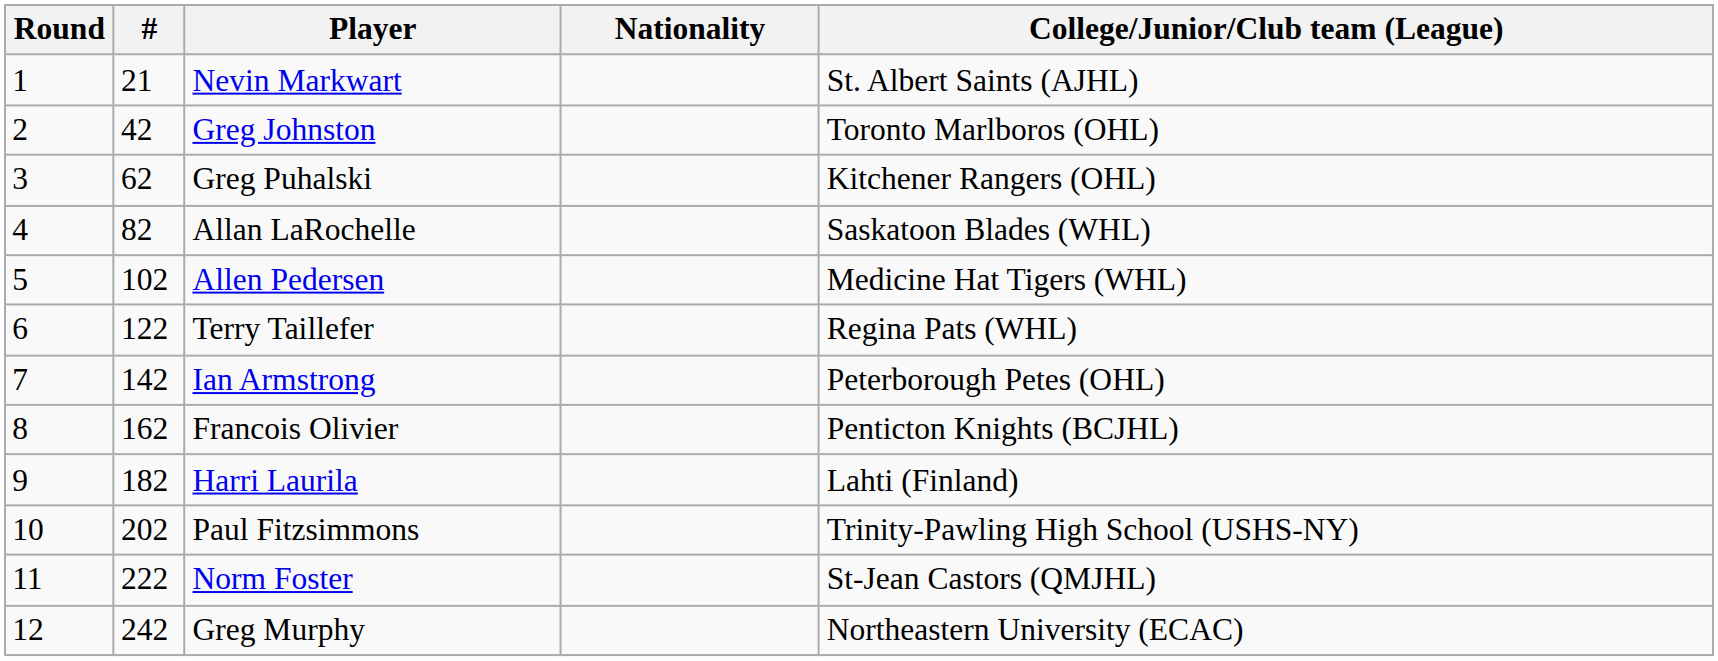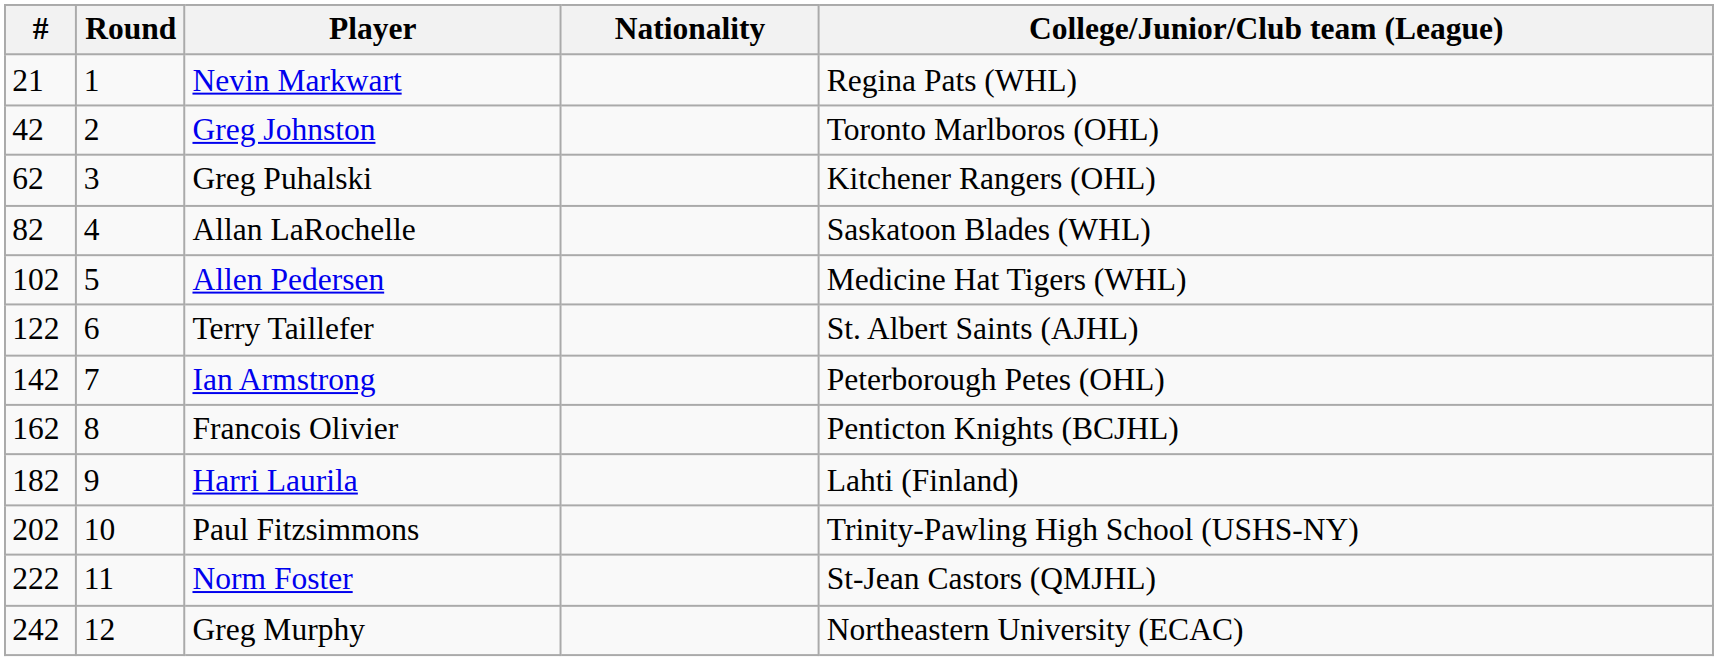columns swapped: (59, 29) <-> (149, 29)
(983, 79) St. Albert Saints (AJHL) -> (952, 79) Regina Pats (WHL)
(952, 329) Regina Pats (WHL) -> (983, 329) St. Albert Saints (AJHL)
